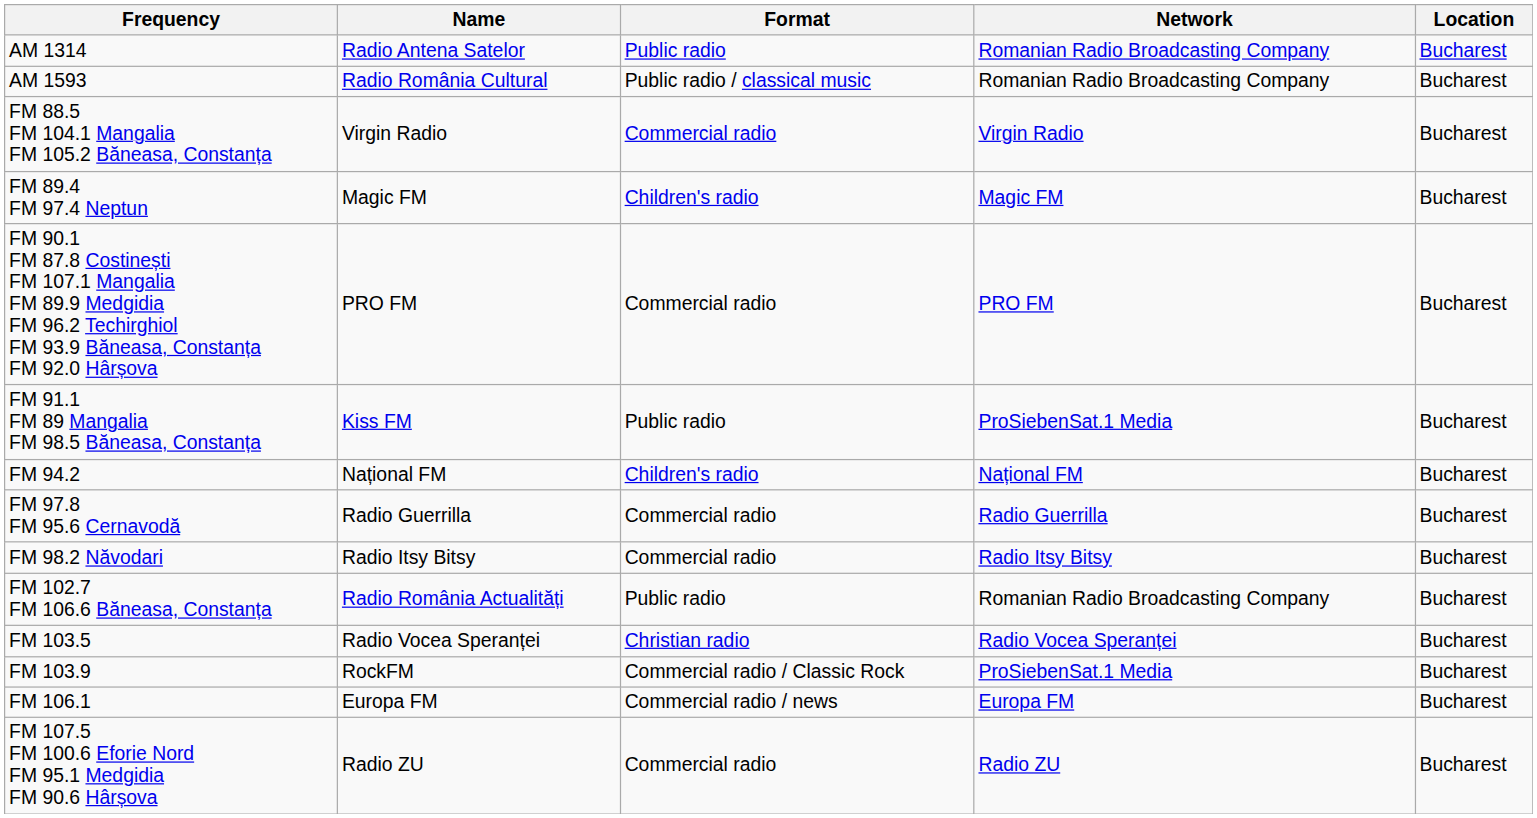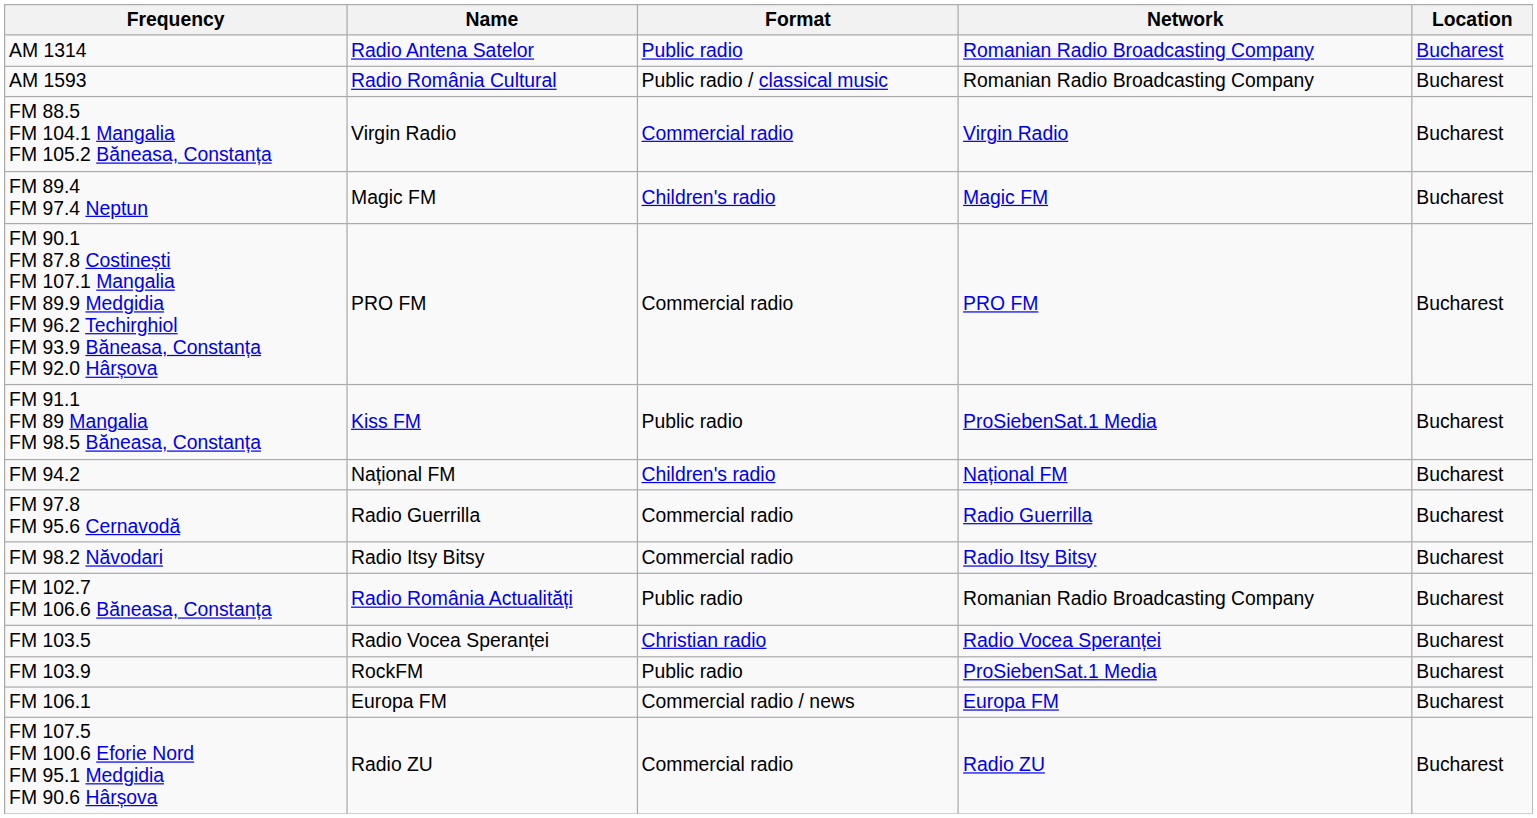(764, 671) Commercial radio / Classic Rock -> (692, 671) Public radio
